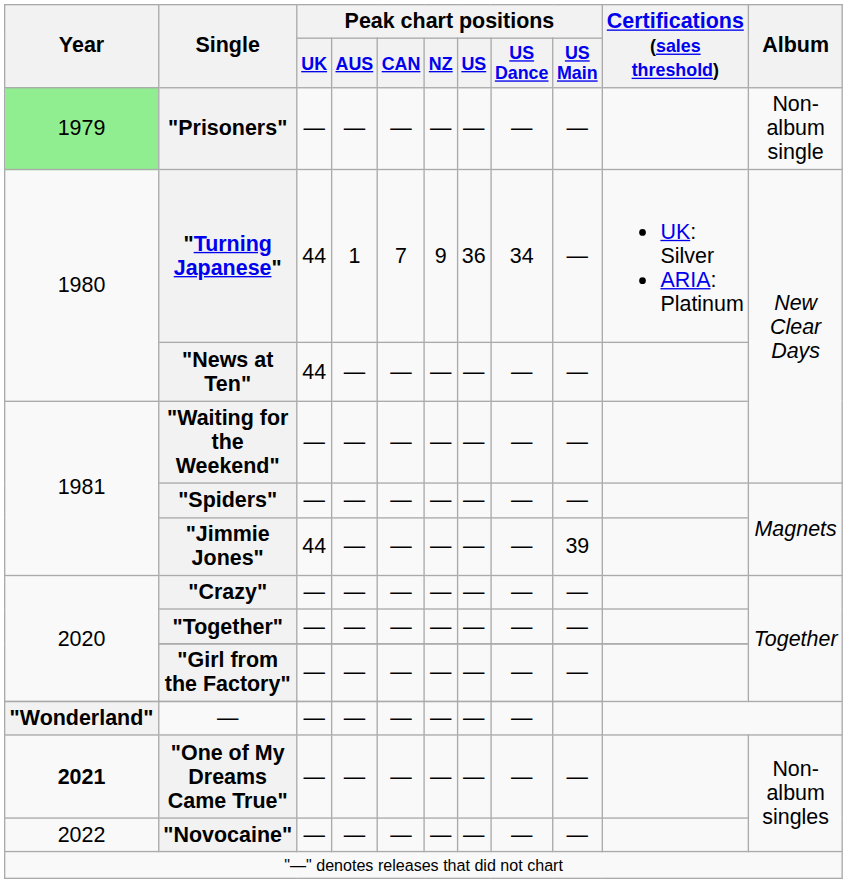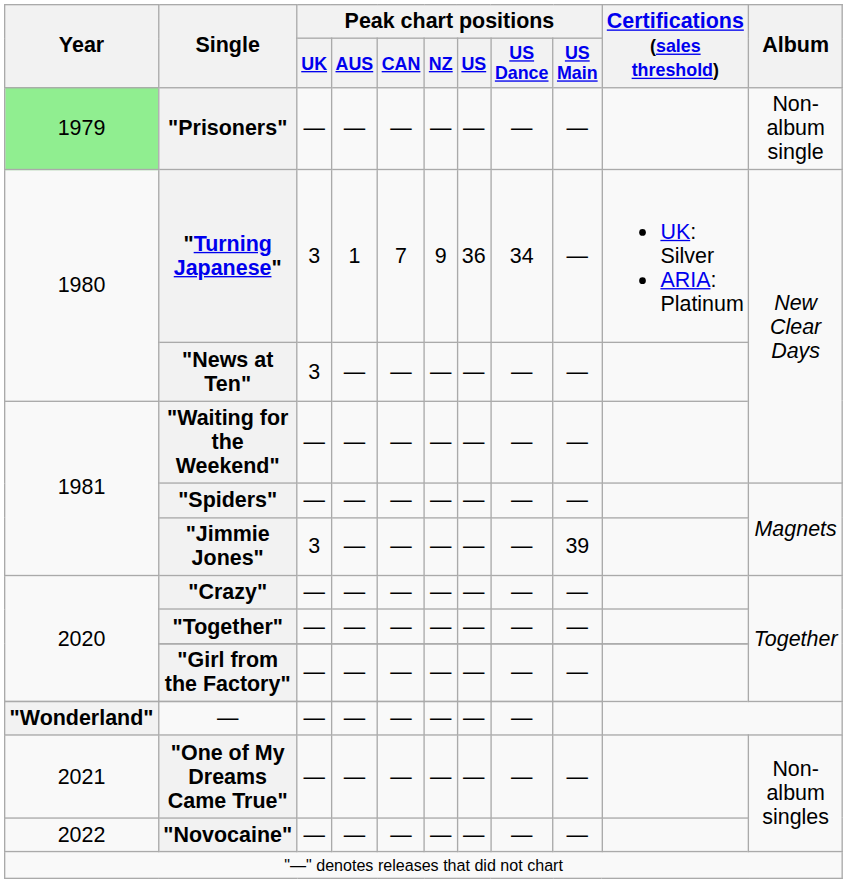(314, 256) 44 -> (314, 256) 3
(314, 371) 44 -> (314, 371) 3
(314, 546) 44 -> (314, 546) 3
(82, 776) bold -> (82, 776) normal
